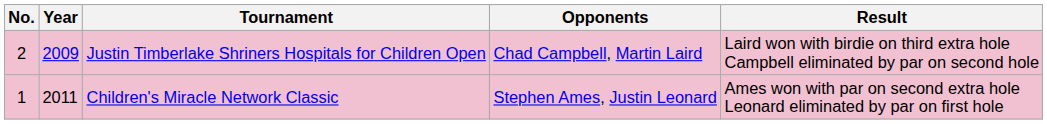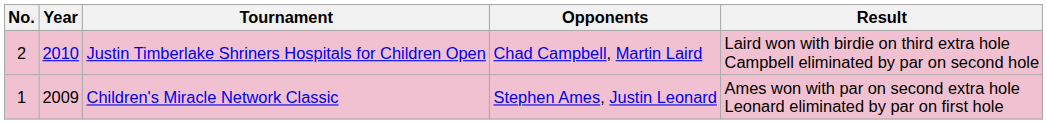(61, 53) 2009 -> (61, 53) 2010
(60, 97) 2011 -> (61, 97) 2009
